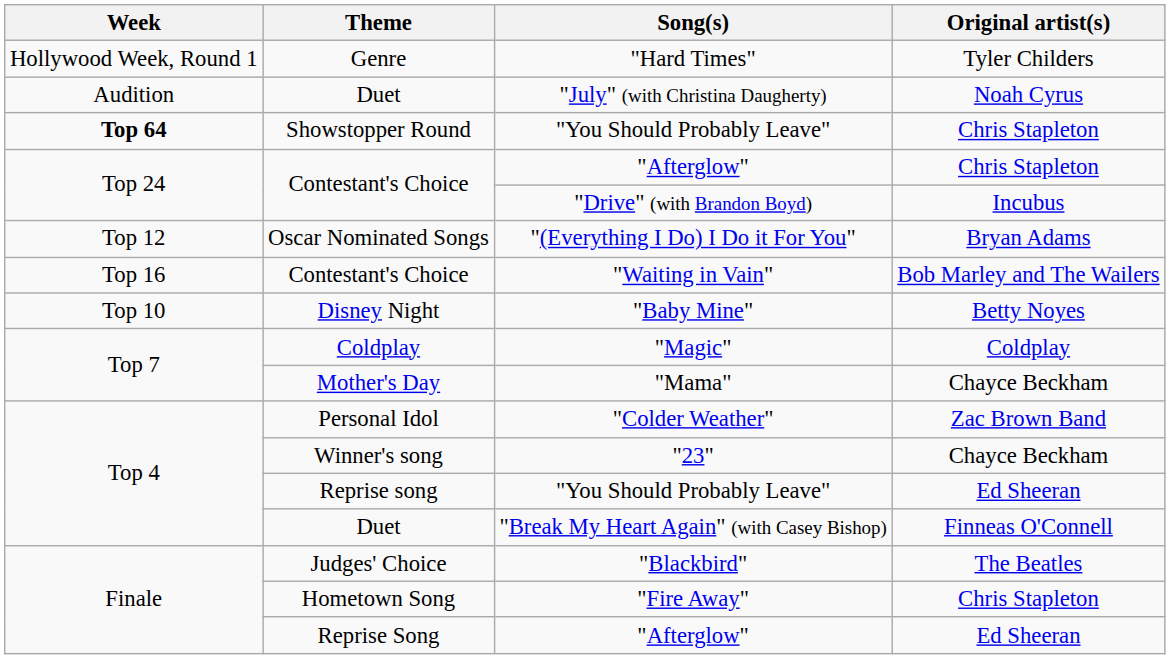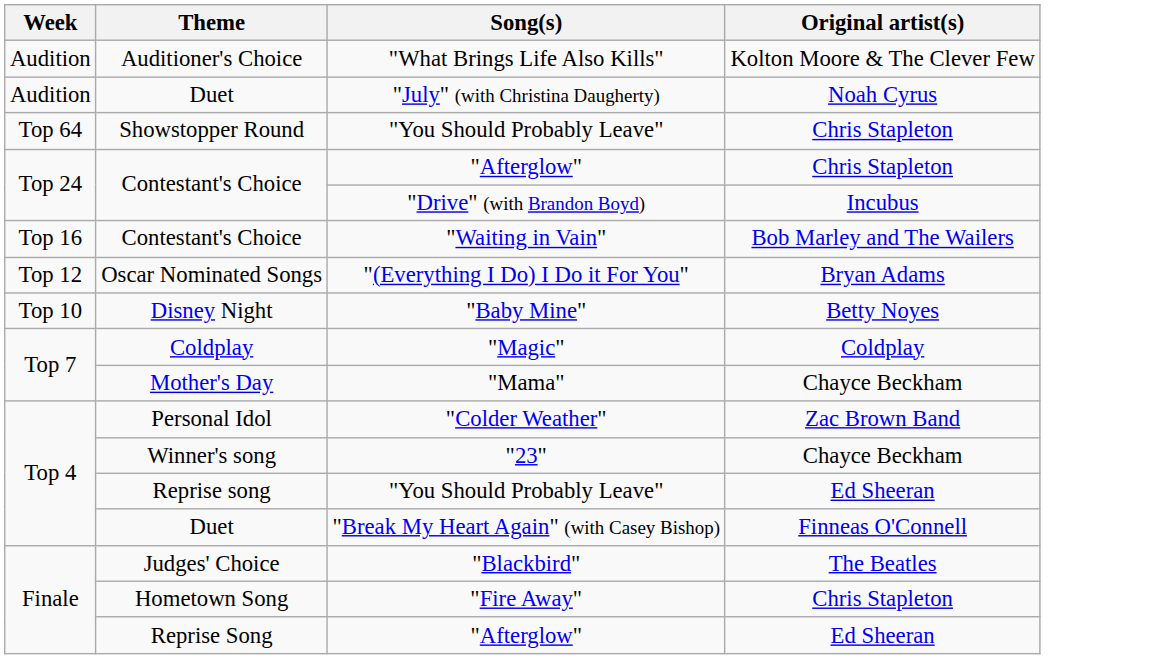+ row: (212, 58)
- row: (379, 58)
(134, 130) bold -> (50, 130) normal
rows swapped: (379, 274) <-> (379, 238)
